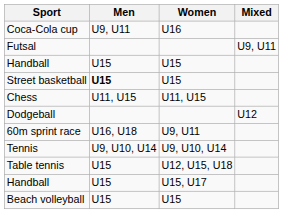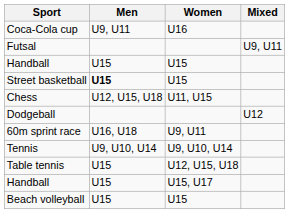(114, 98) U11, U15 -> (127, 98) U12, U15, U18
